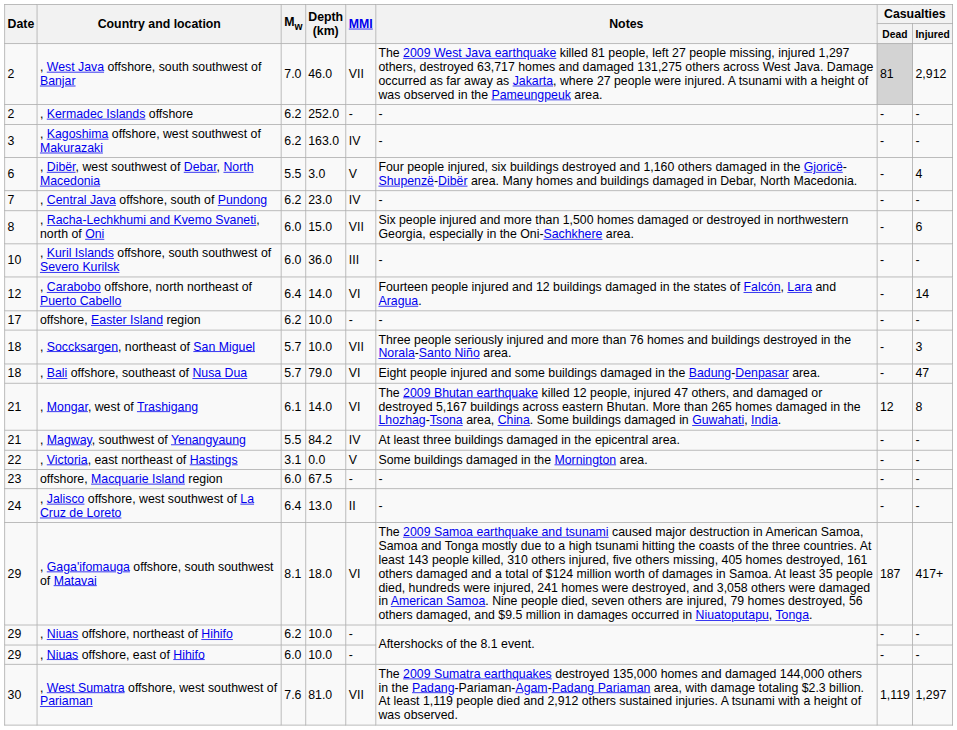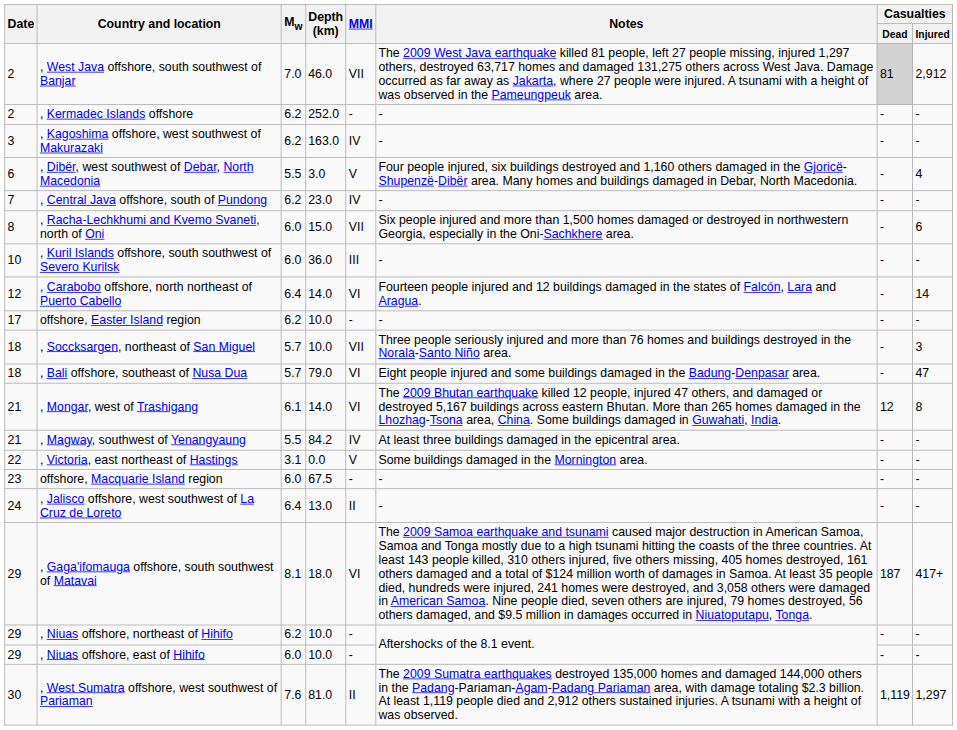(356, 694) VII -> (352, 694) II
